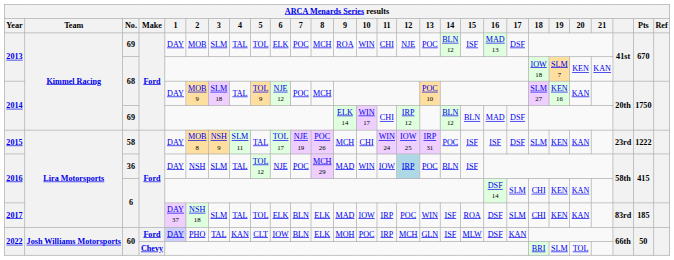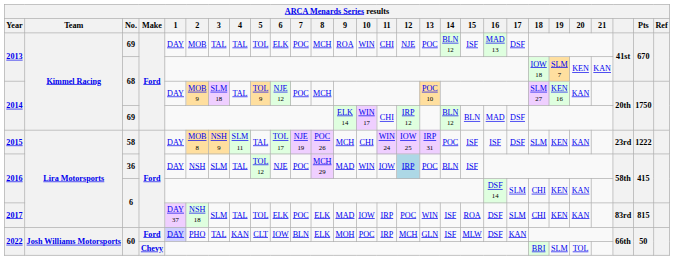(219, 44) SLM -> (219, 44) TAL
(301, 215) BLN -> (301, 215) POC
(643, 215) 185 -> (643, 215) 815
